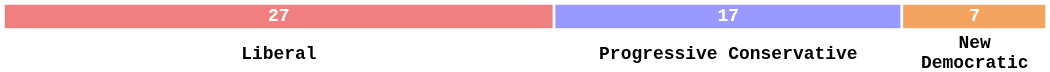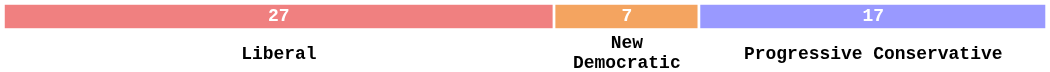columns swapped: (728, 16) <-> (975, 16)
